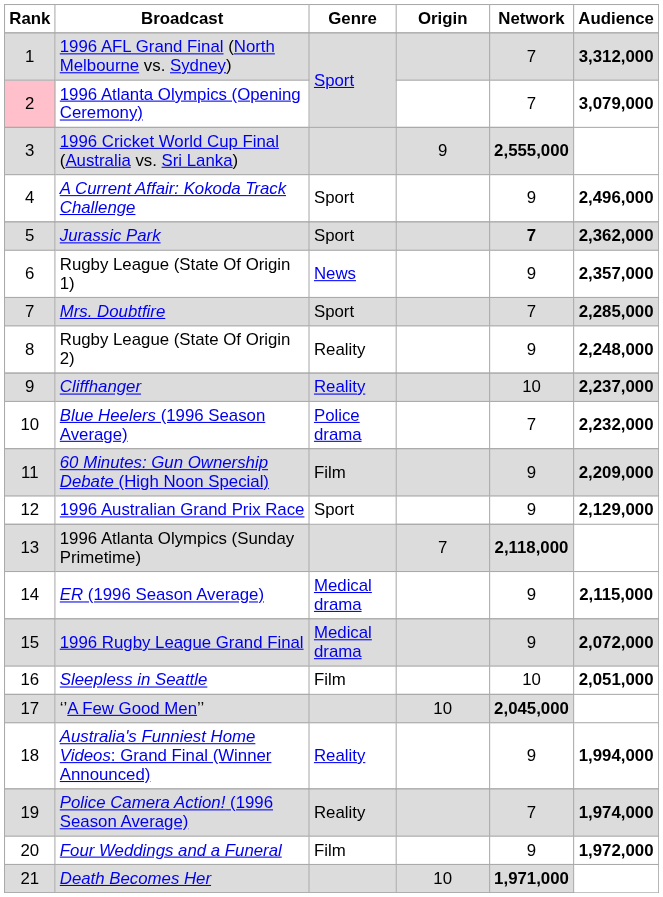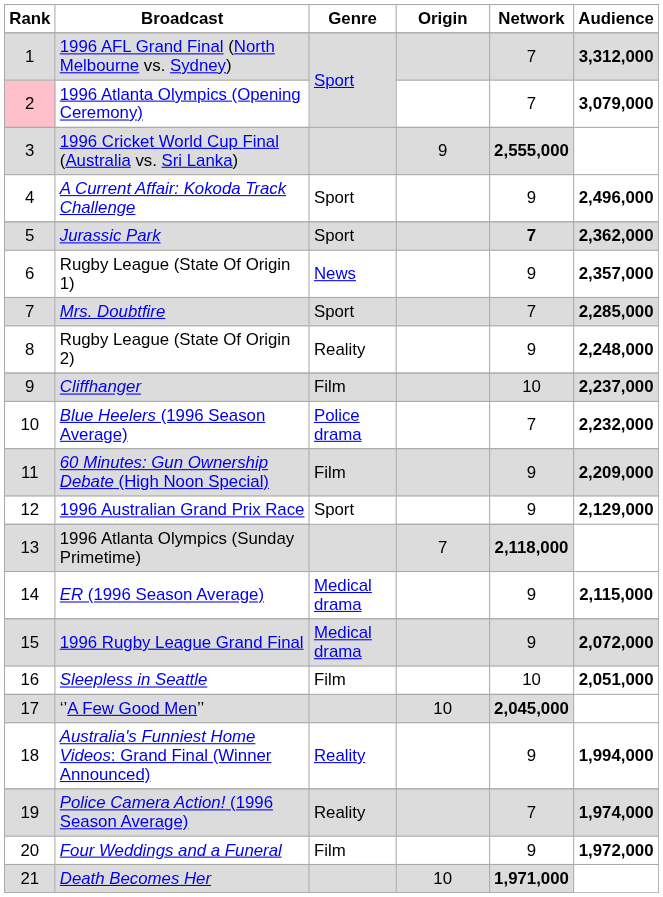(340, 387) Reality -> (330, 387) Film
